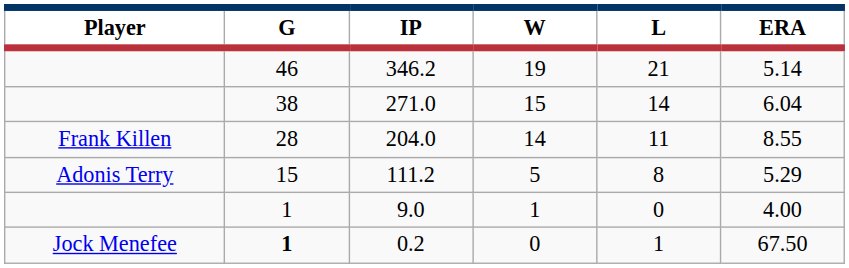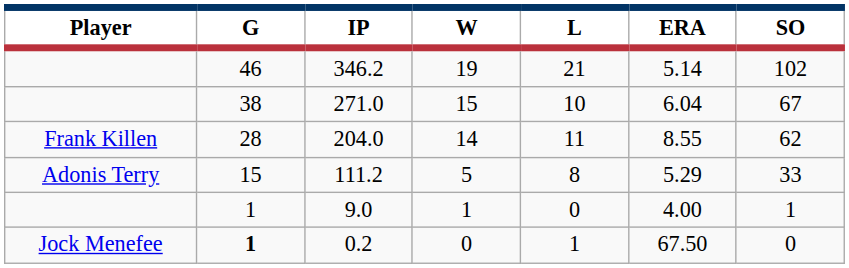+ column: (790, 27)
(659, 103) 14 -> (574, 103) 10
